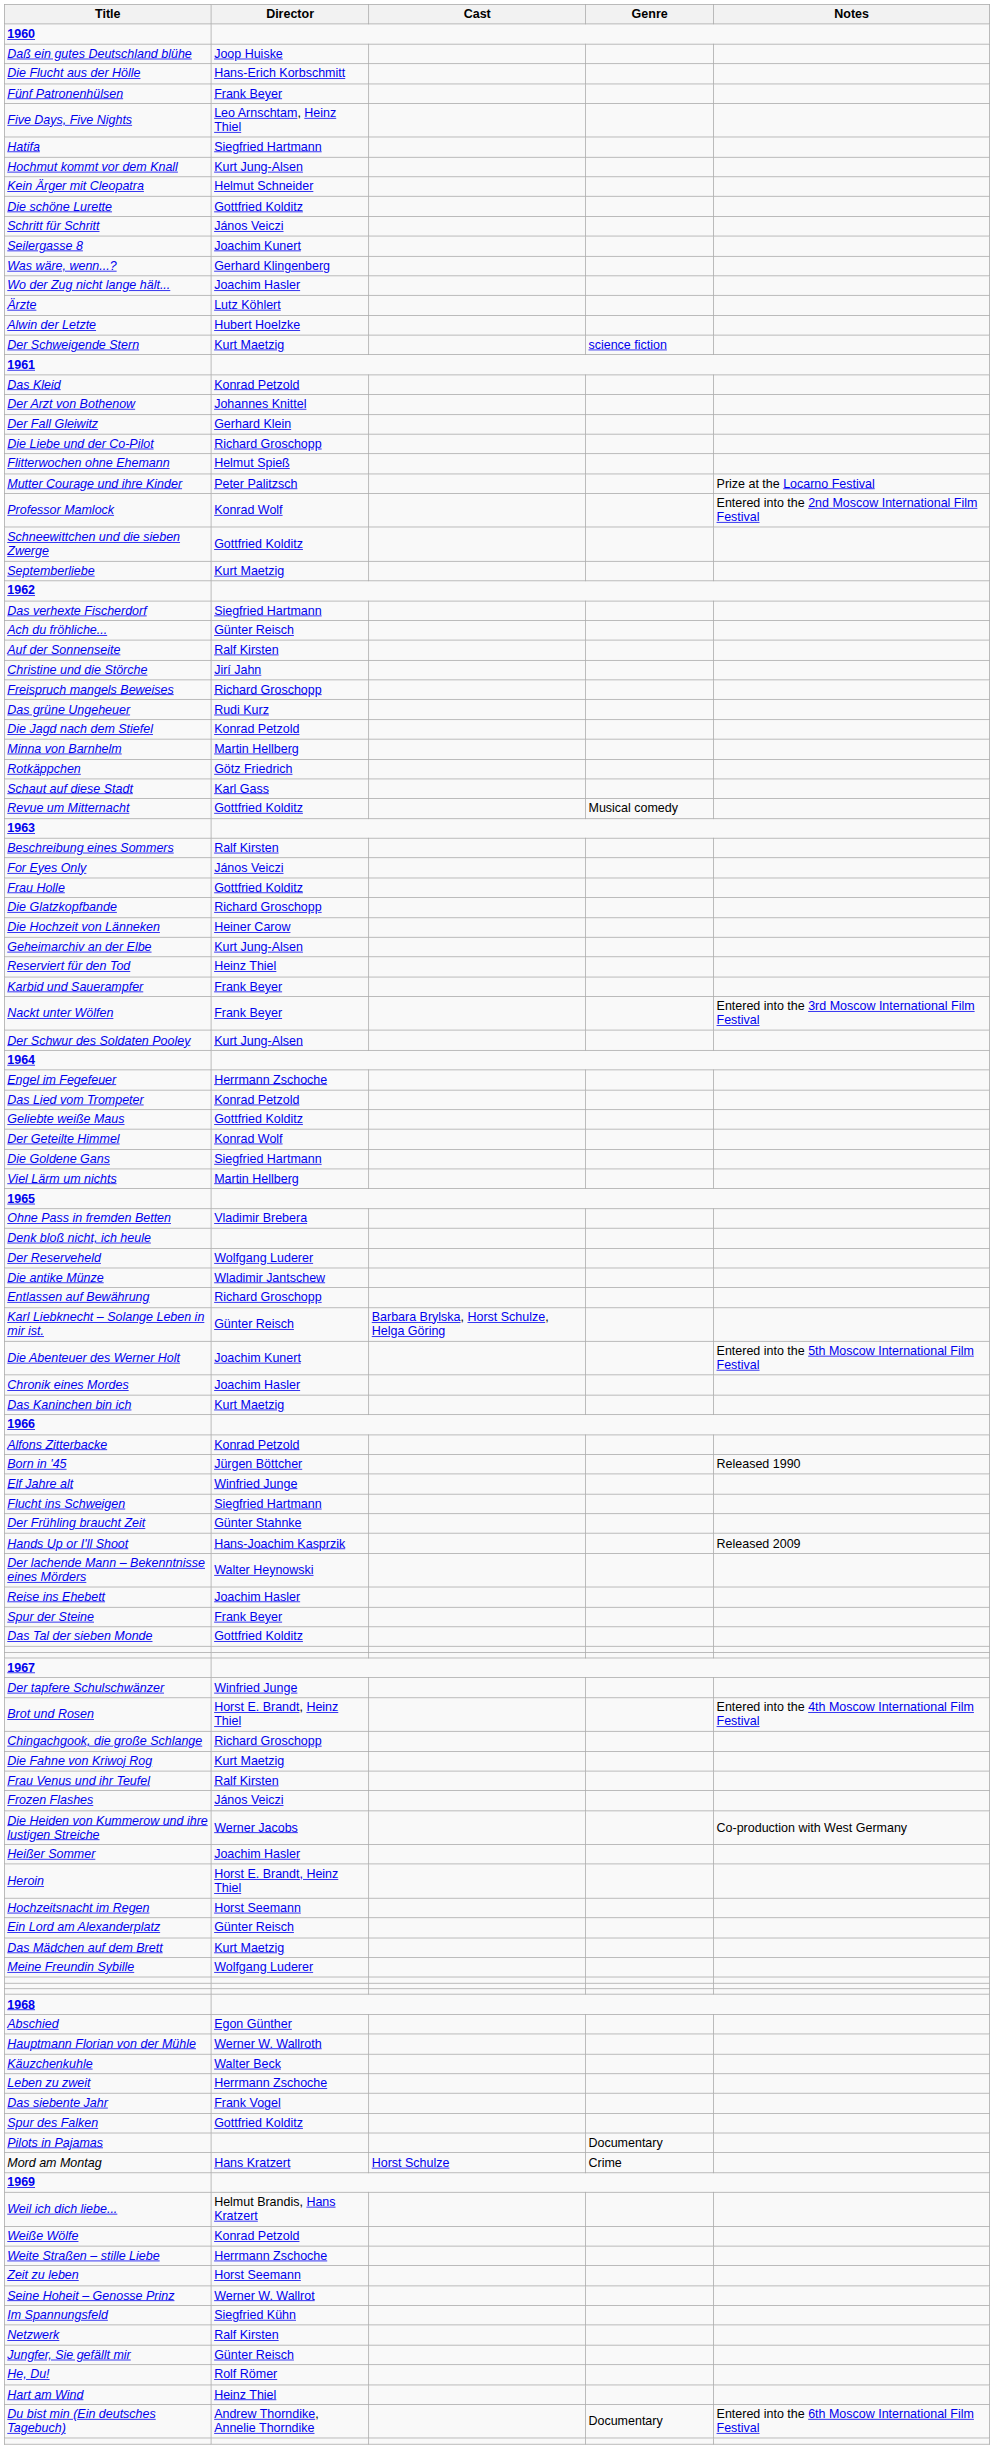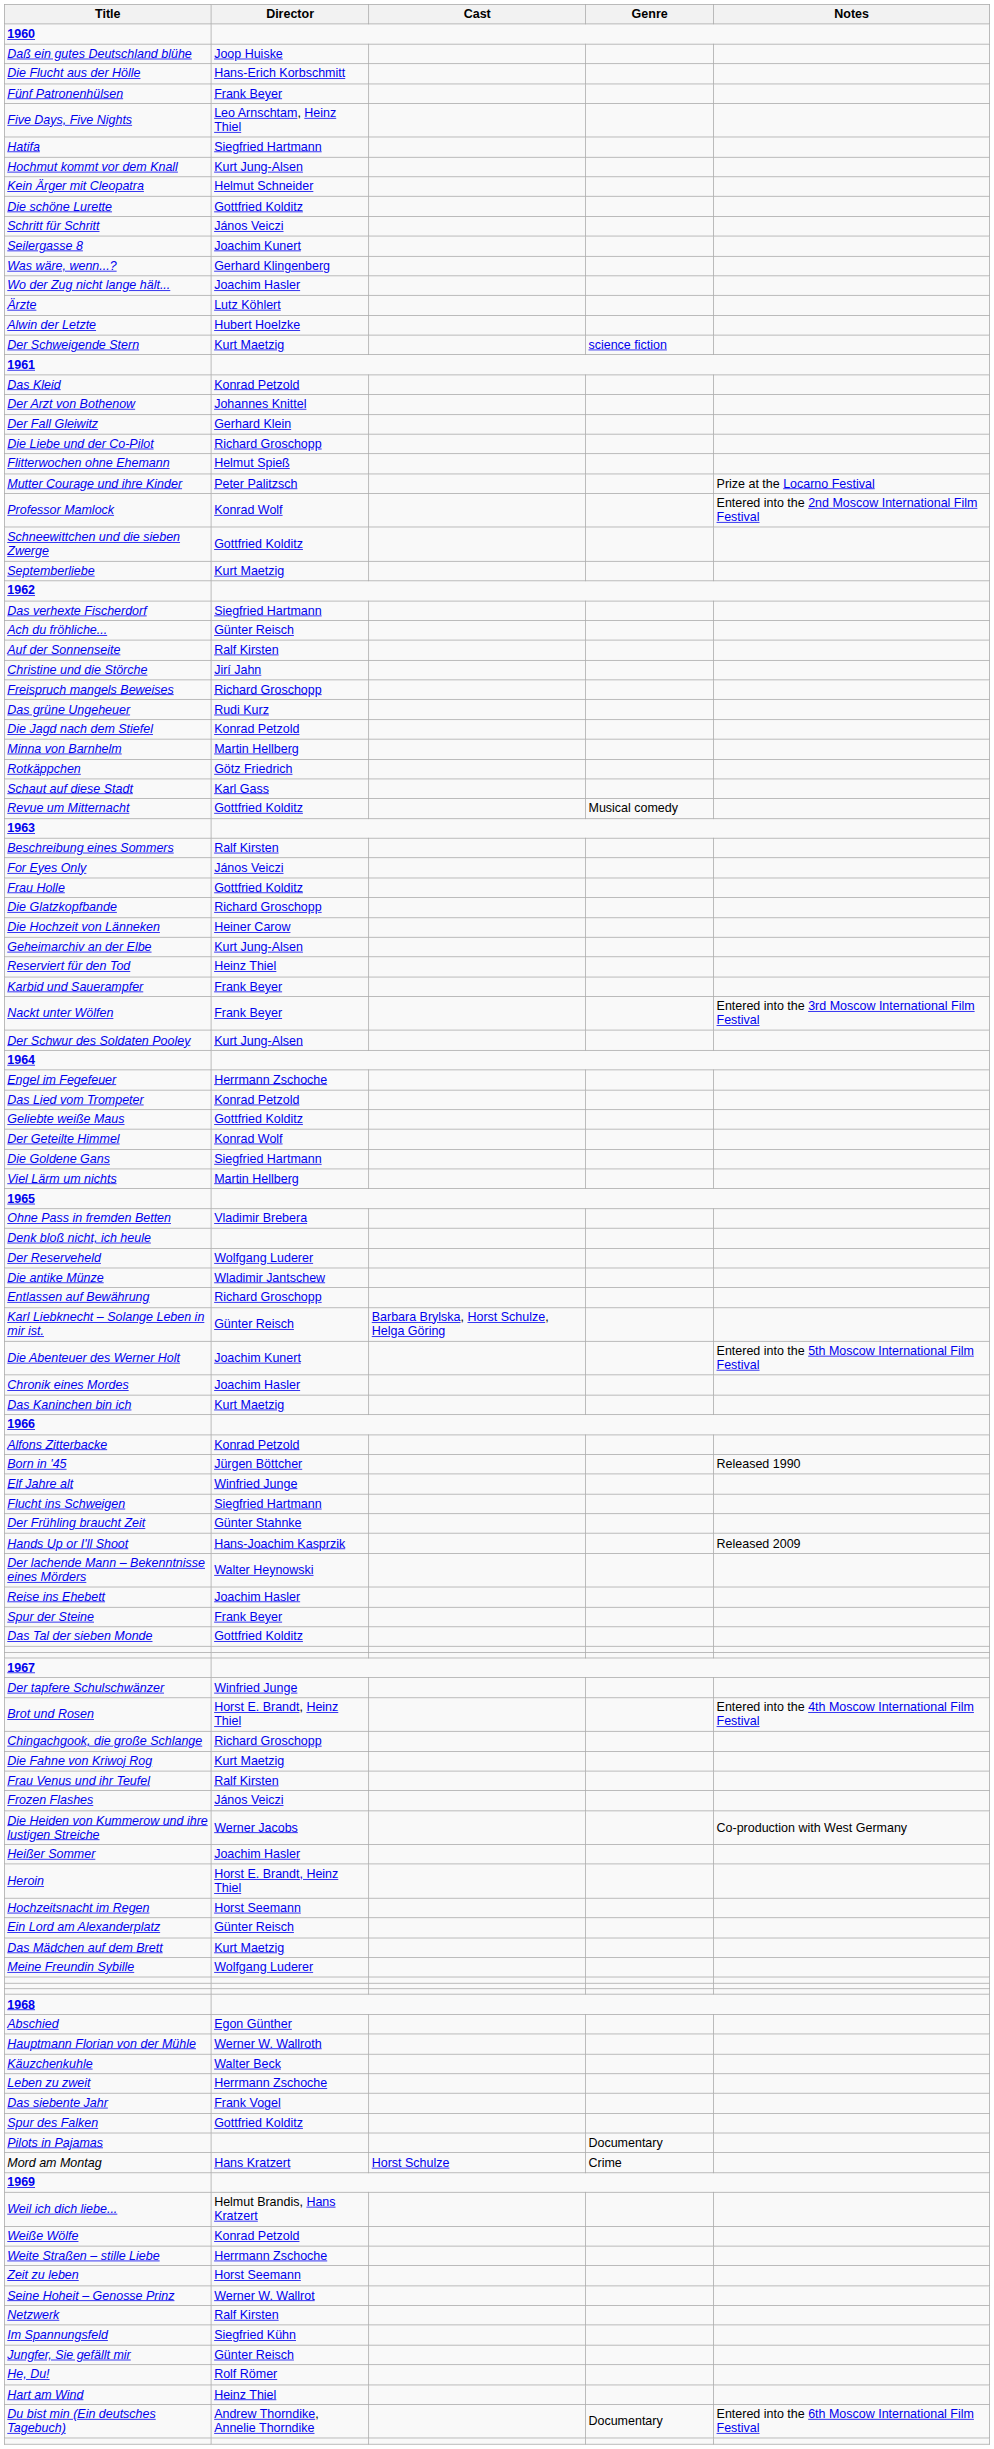rows swapped: (33, 2335) <-> (58, 2315)
